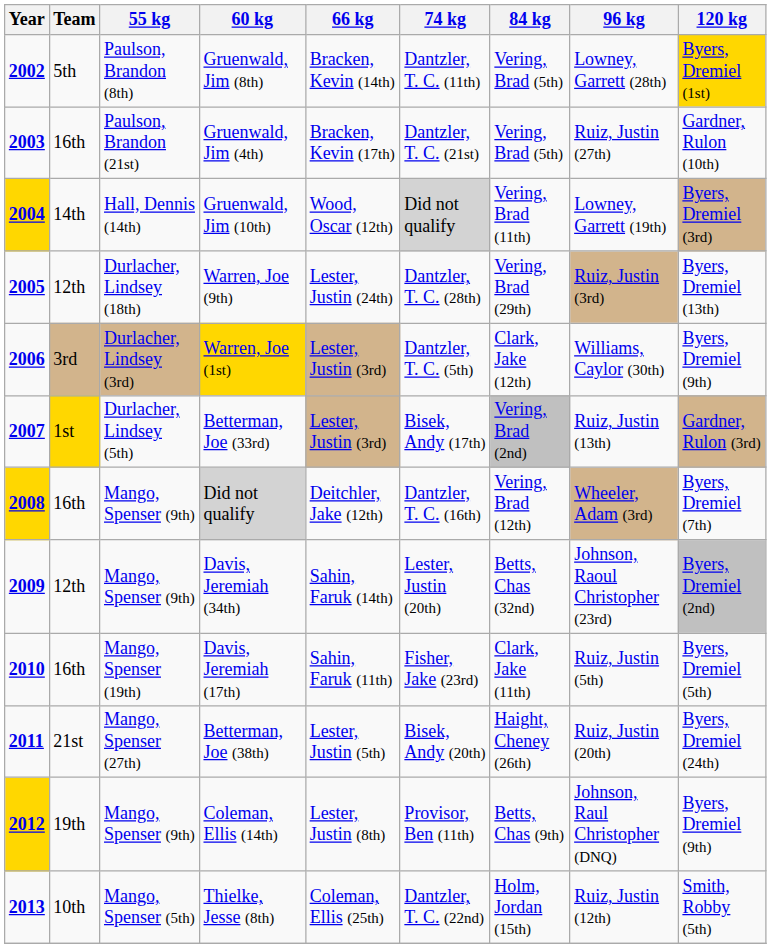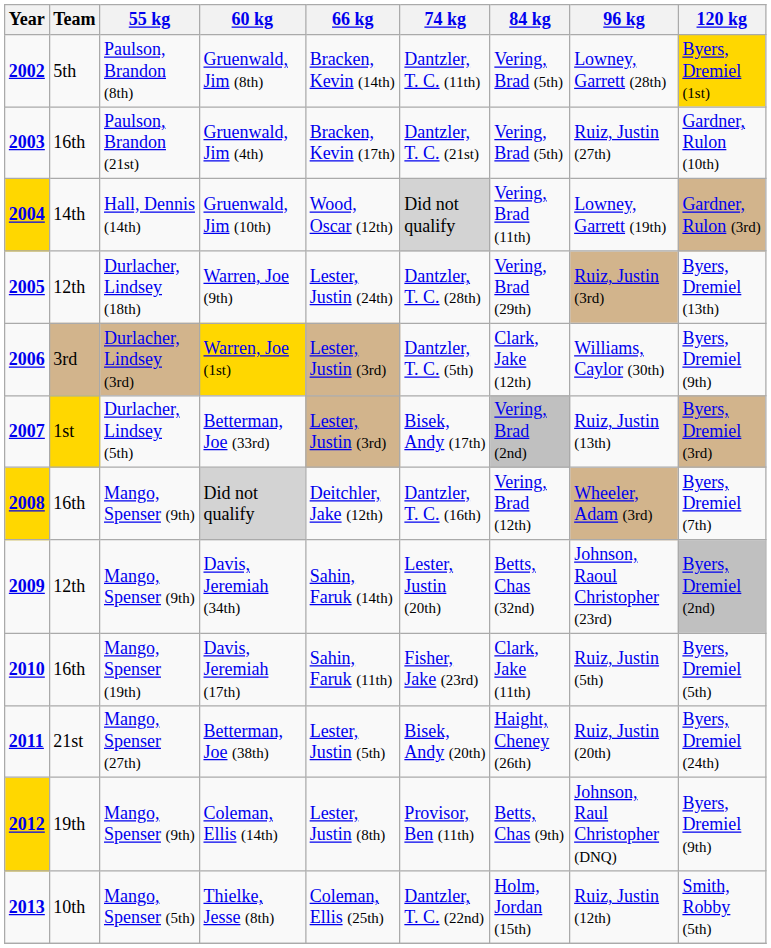(712, 215) Byers, Dremiel (3rd) -> (722, 215) Gardner, Rulon (3rd)
(722, 431) Gardner, Rulon (3rd) -> (712, 431) Byers, Dremiel (3rd)
